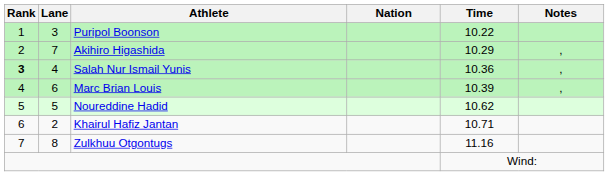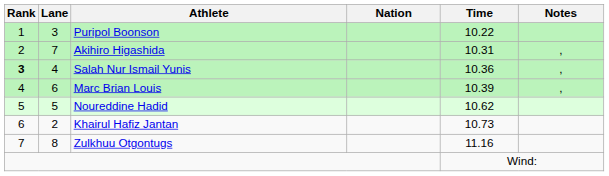(479, 50) 10.29 -> (479, 50) 10.31
(479, 124) 10.71 -> (479, 124) 10.73
